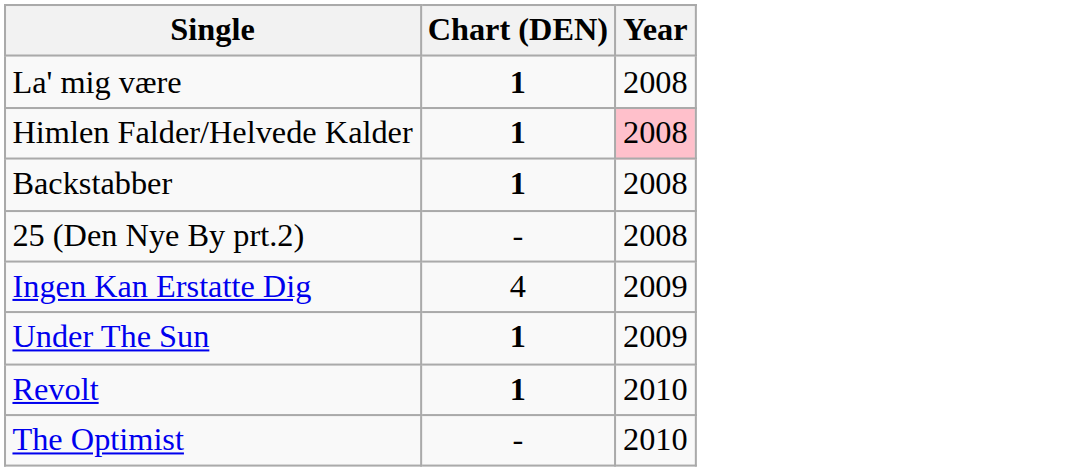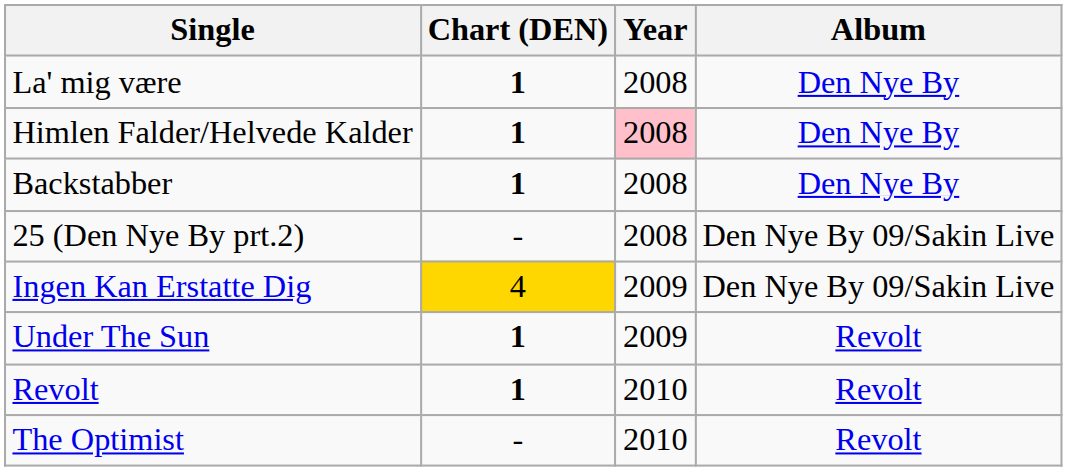+ column: (878, 30)
(518, 286) no background -> (518, 286) gold background
